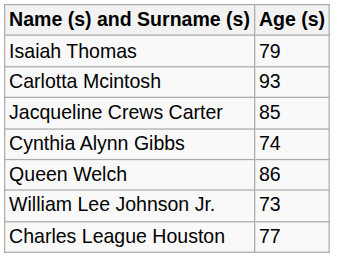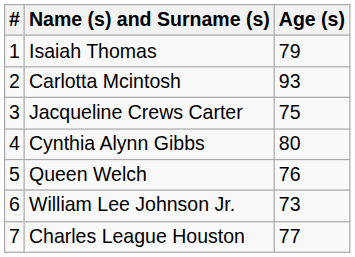+ column: (15, 19)
(270, 112) 85 -> (290, 112) 75
(270, 143) 74 -> (290, 143) 80
(270, 174) 86 -> (290, 174) 76
